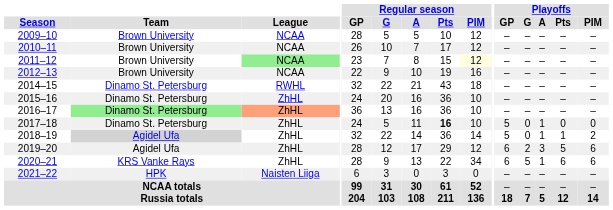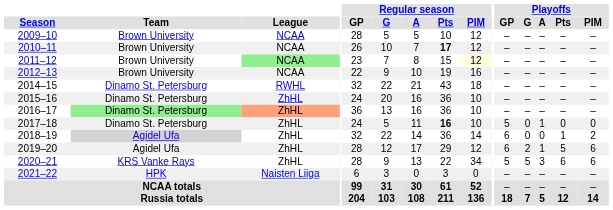(446, 48) normal -> (446, 48) bold
(507, 136) 5 -> (507, 136) 6
(542, 136) 1 -> (542, 136) 0
(542, 149) 3 -> (542, 149) 1
(507, 161) 6 -> (507, 161) 5
(542, 161) 1 -> (542, 161) 3
